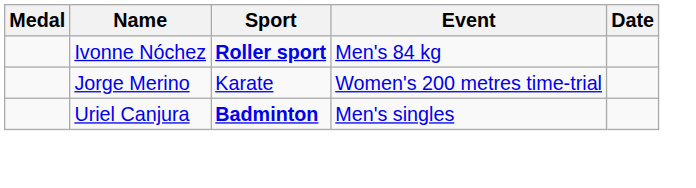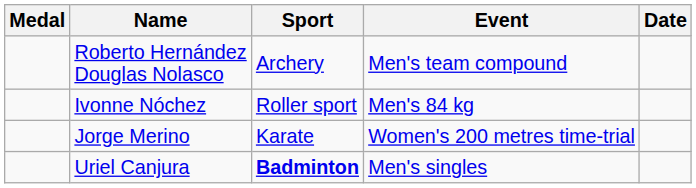+ row: (161, 63)
(271, 52) bold -> (306, 105) normal
